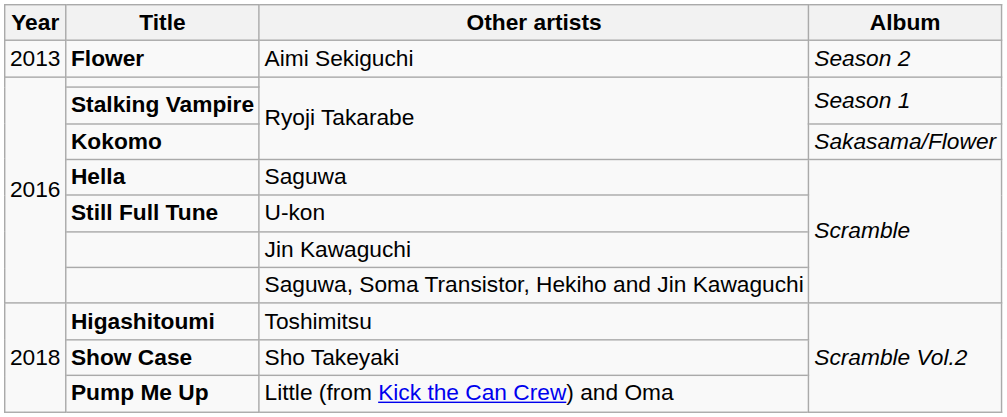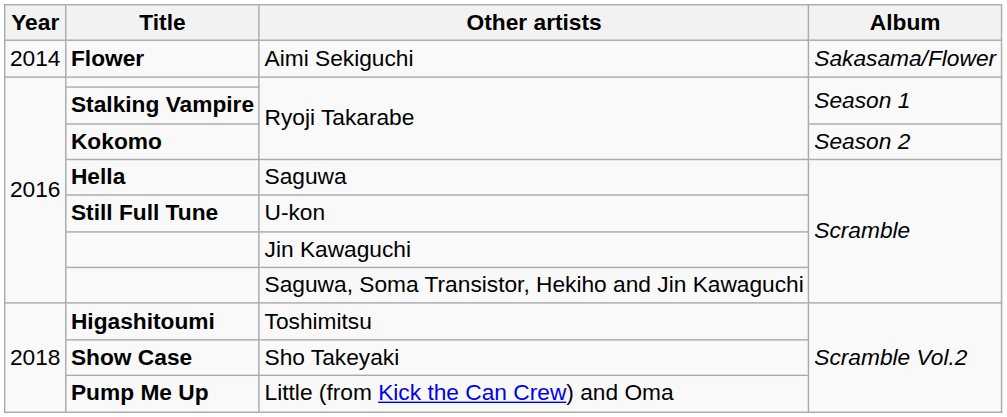(35, 58) 2013 -> (35, 58) 2014
(862, 58) Season 2 -> (905, 58) Sakasama/Flower
(905, 141) Sakasama/Flower -> (862, 141) Season 2
